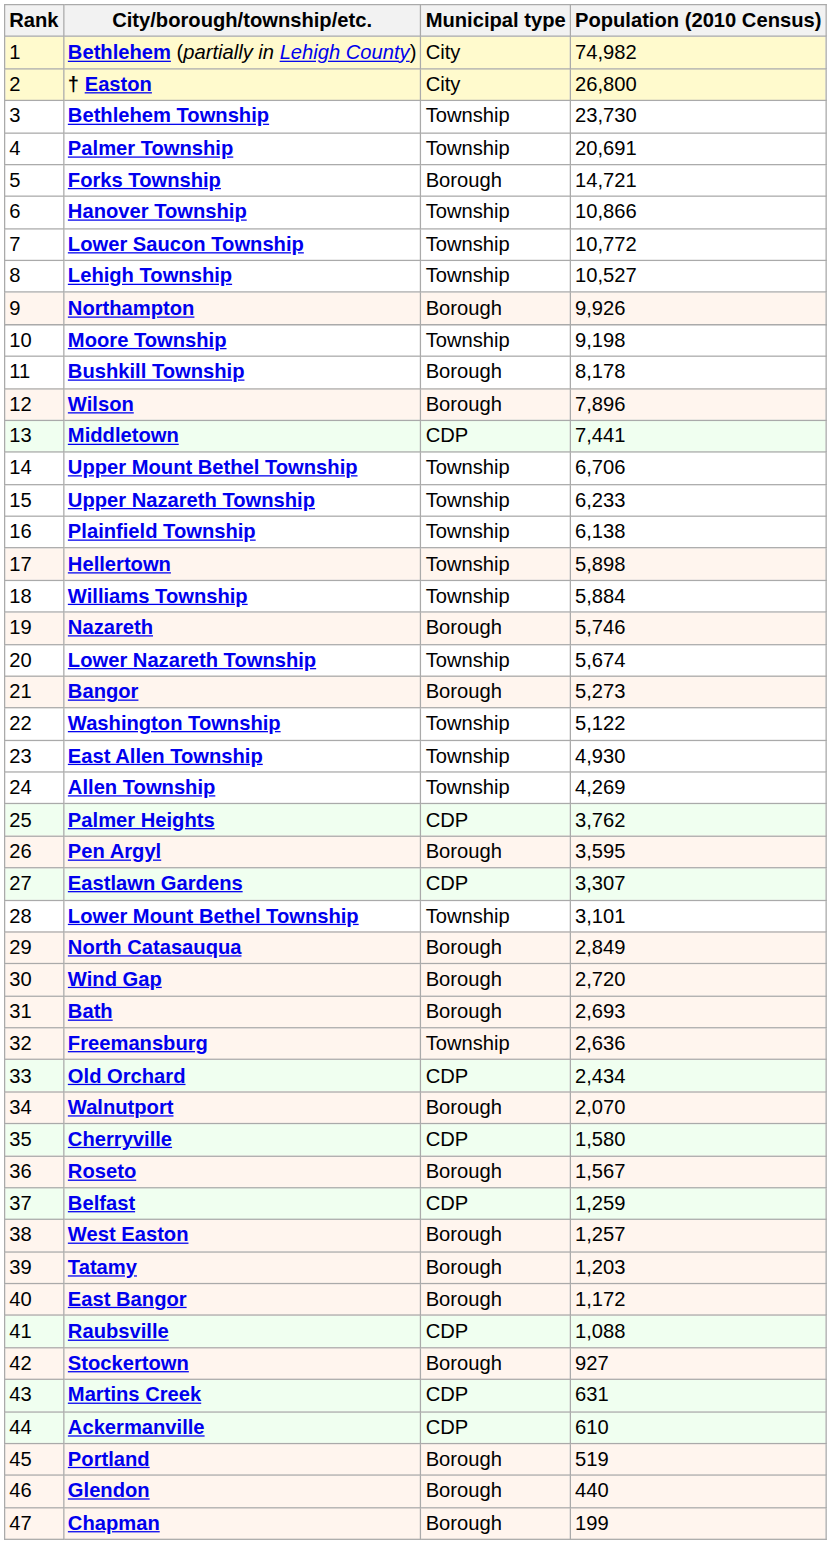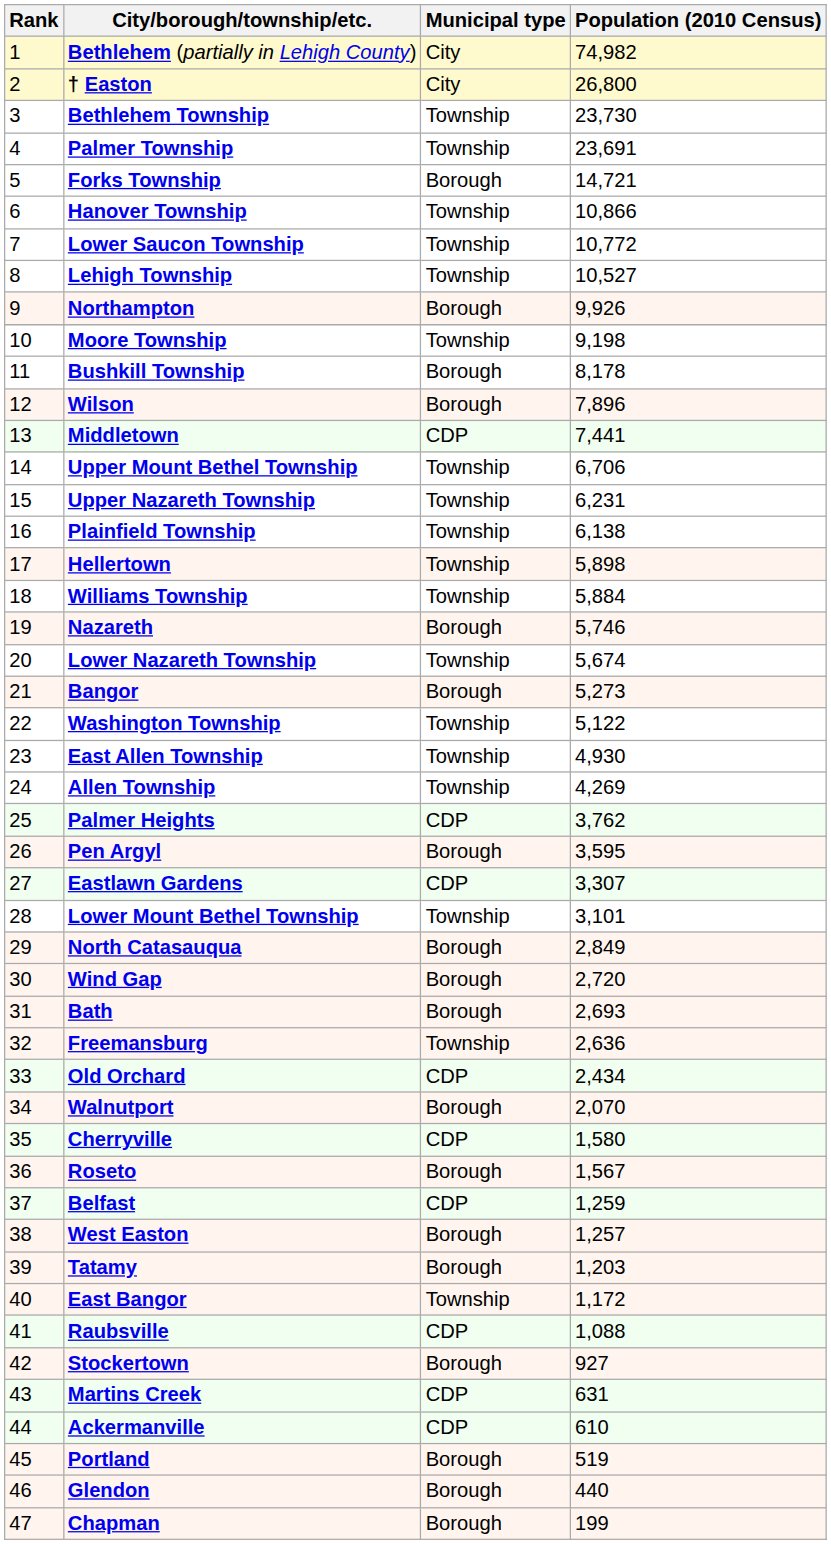(606, 148) 20,691 -> (606, 148) 23,691
(600, 500) 6,233 -> (600, 500) 6,231
(464, 1299) Borough -> (468, 1299) Township
